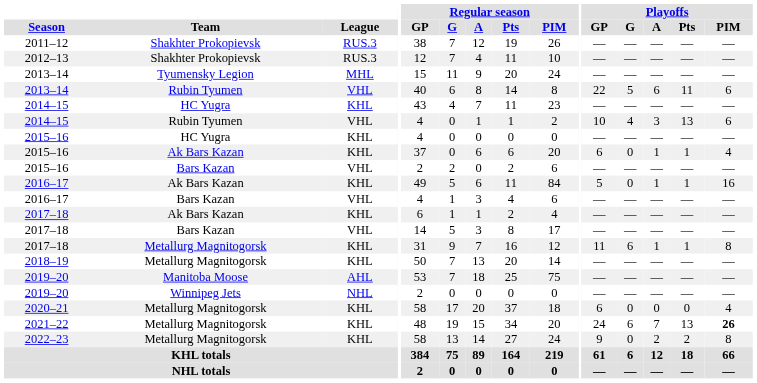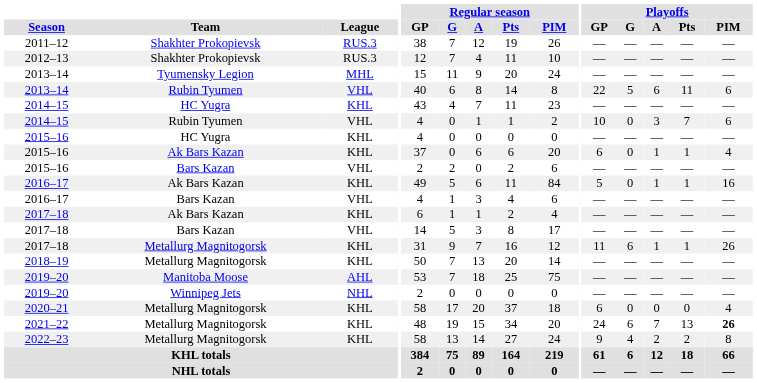(630, 121) 4 -> (630, 121) 0
(687, 121) 13 -> (687, 121) 7
(728, 245) 8 -> (728, 245) 26
(630, 339) 0 -> (630, 339) 4
